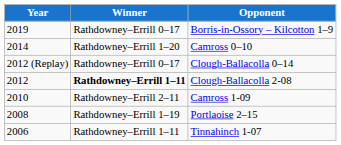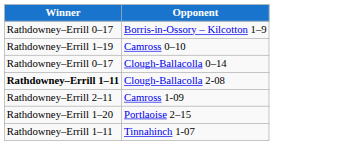- column: (38, 13)
(127, 47) Rathdowney–Errill 1–20 -> (60, 47) Rathdowney–Errill 1–19
(127, 115) Rathdowney–Errill 1–19 -> (60, 115) Rathdowney–Errill 1–20
